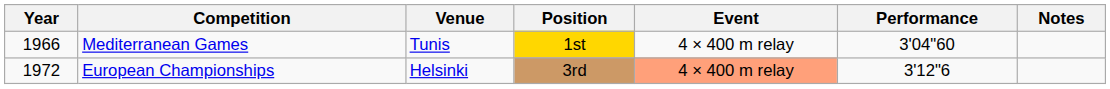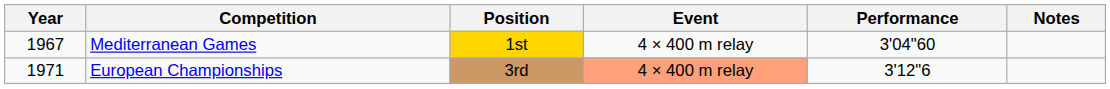- column: (460, 18)
(41, 45) 1966 -> (45, 45) 1967
(41, 71) 1972 -> (45, 71) 1971
